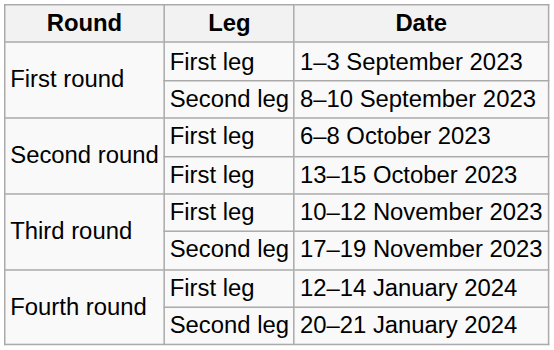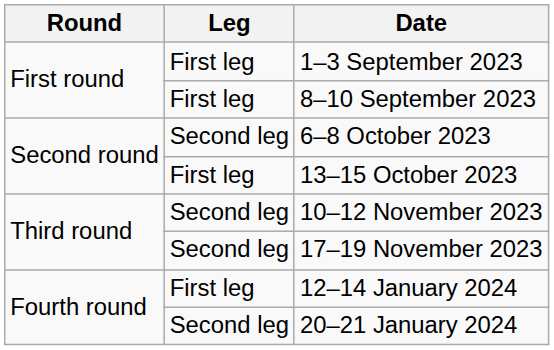(229, 99) Second leg -> (212, 99) First leg
(212, 136) First leg -> (229, 136) Second leg
(212, 212) First leg -> (229, 212) Second leg
